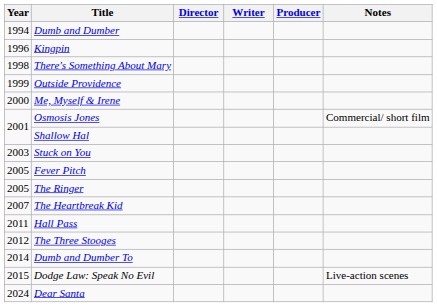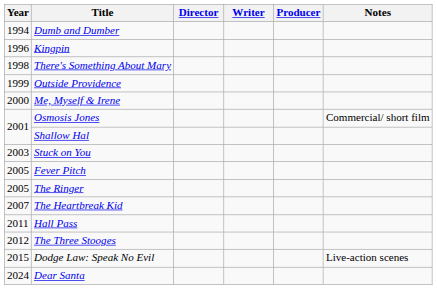- row: (83, 258)
